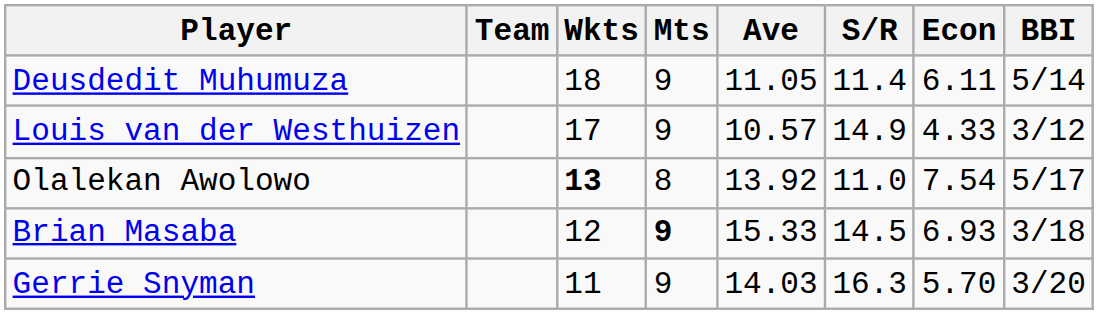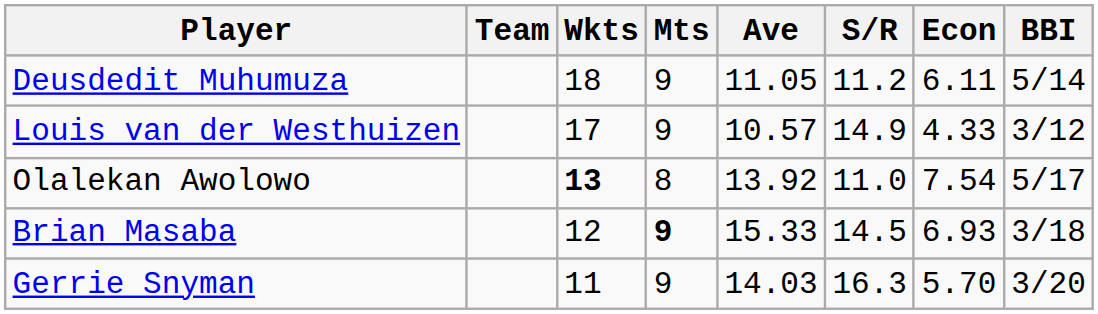(870, 81) 11.4 -> (870, 81) 11.2
